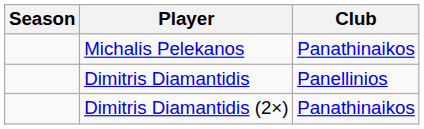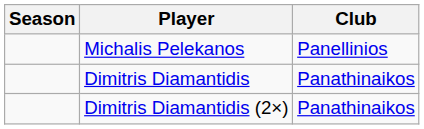(356, 49) Panathinaikos -> (342, 49) Panellinios
(342, 78) Panellinios -> (356, 78) Panathinaikos
